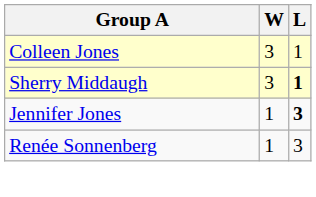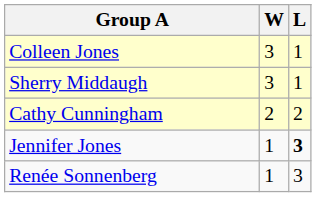(298, 82) bold -> (298, 82) normal
+ row: (86, 113)
